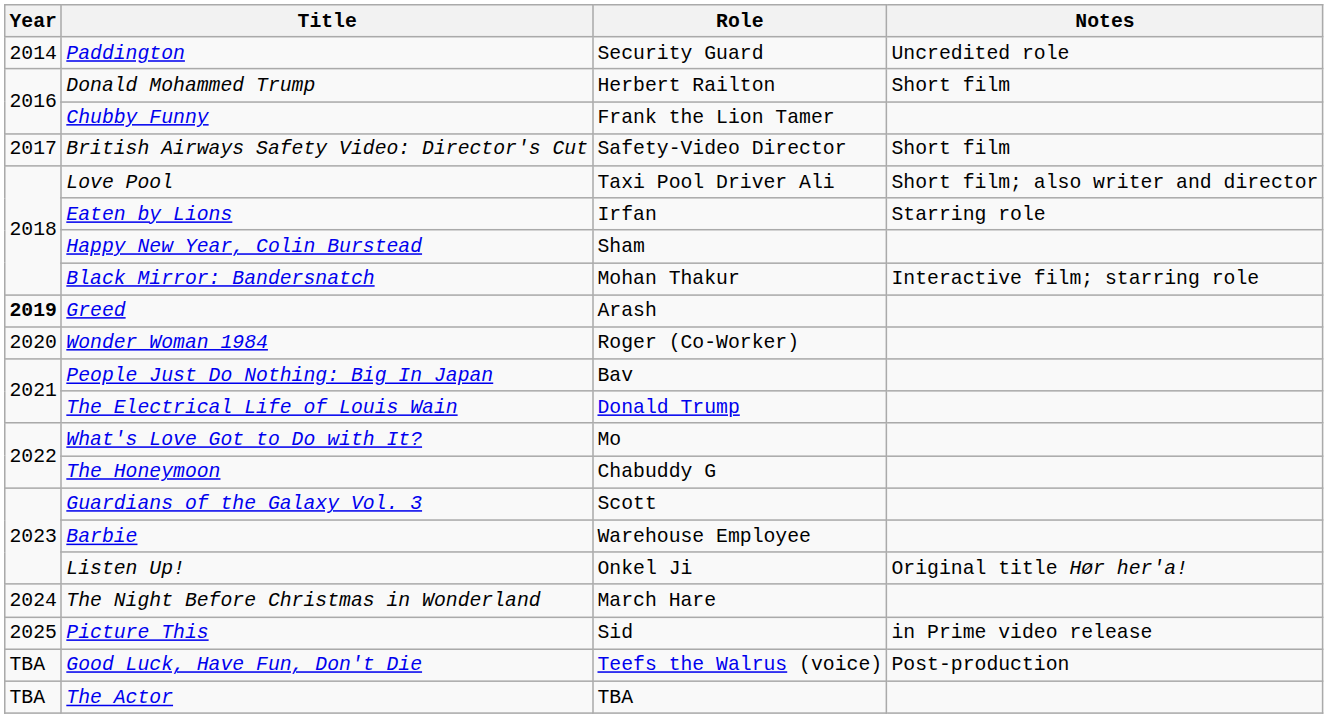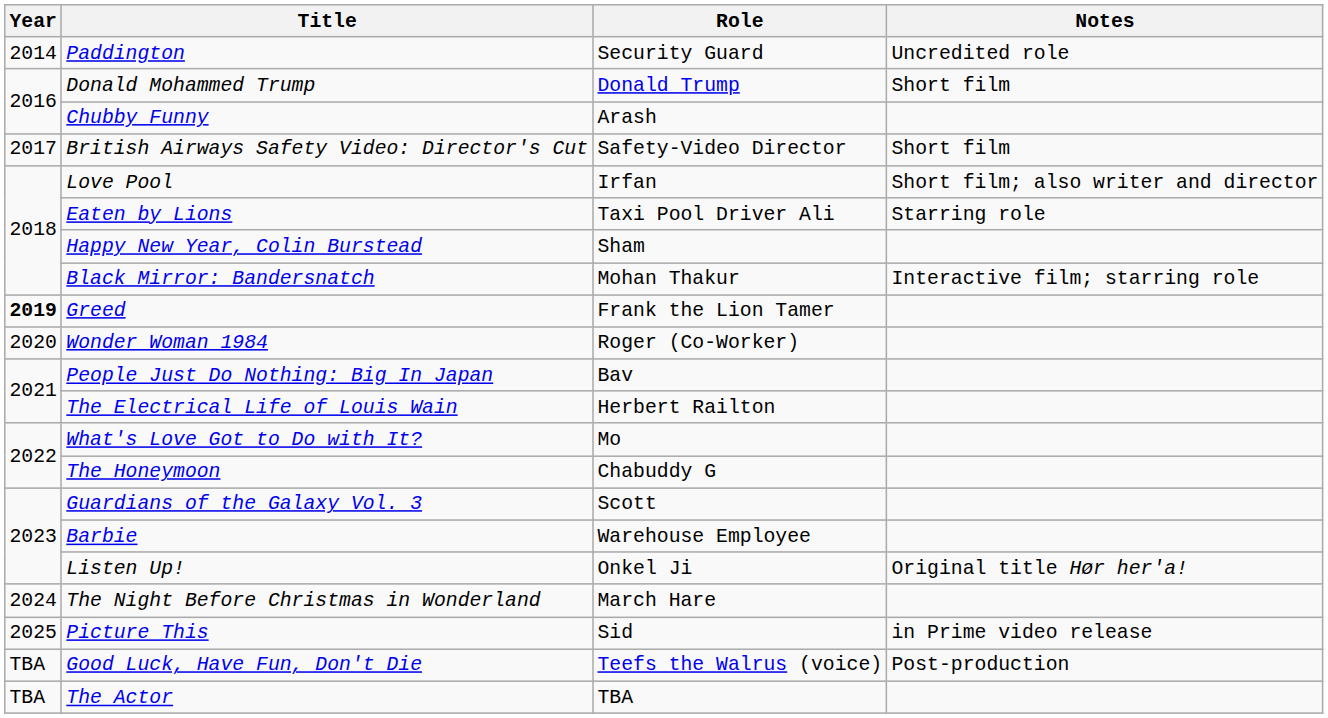(686, 85) Herbert Railton -> (669, 85) Donald Trump
(716, 117) Frank the Lion Tamer -> (627, 117) Arash
(716, 182) Taxi Pool Driver Ali -> (627, 182) Irfan
(627, 214) Irfan -> (716, 214) Taxi Pool Driver Ali
(627, 311) Arash -> (716, 311) Frank the Lion Tamer
(669, 407) Donald Trump -> (686, 407) Herbert Railton
